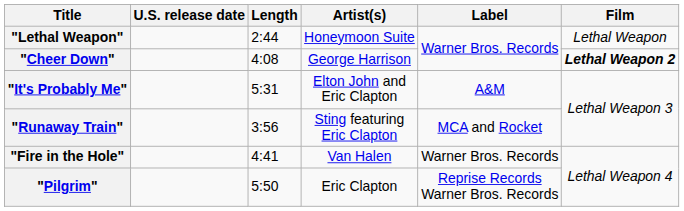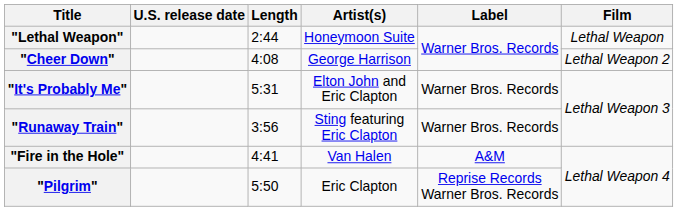(620, 59) bold -> (617, 59) normal
(490, 89) A&M -> (490, 89) Warner Bros. Records
(490, 127) MCA and Rocket -> (490, 127) Warner Bros. Records
(490, 157) Warner Bros. Records -> (490, 157) A&M
